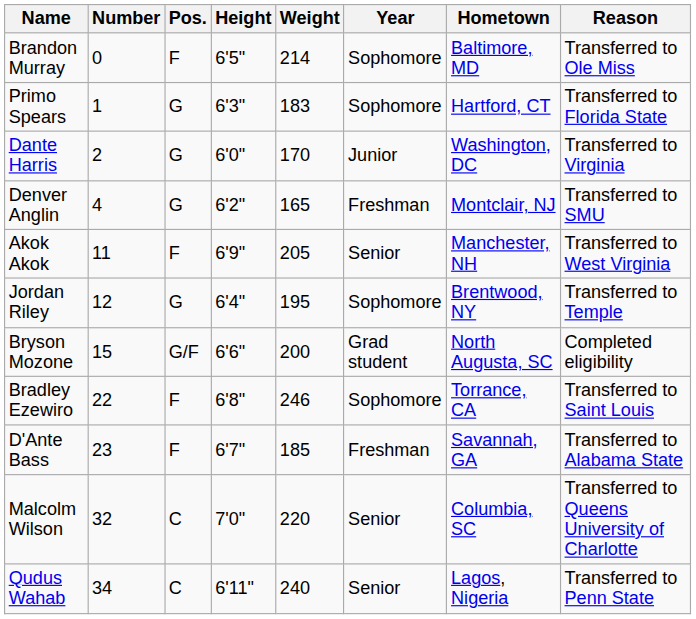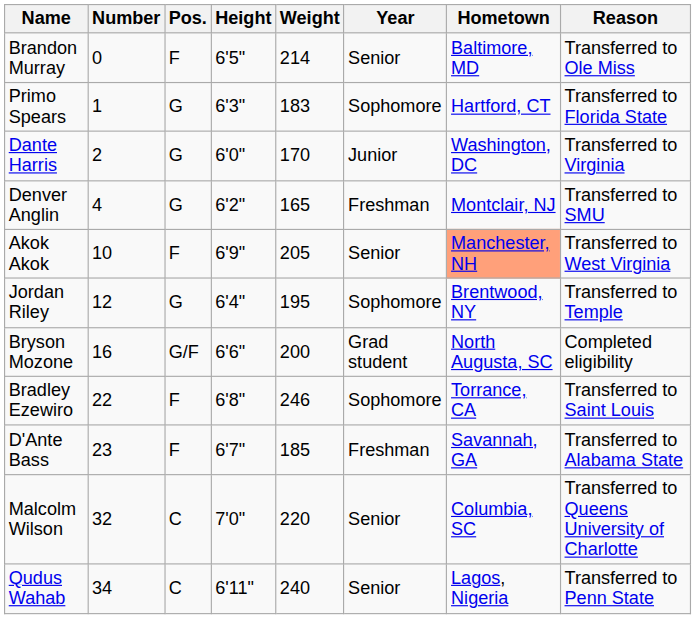(395, 57) Sophomore -> (374, 57) Senior
(101, 253) 11 -> (102, 253) 10
(500, 253) no background -> (500, 253) lightsalmon background
(102, 351) 15 -> (102, 351) 16
